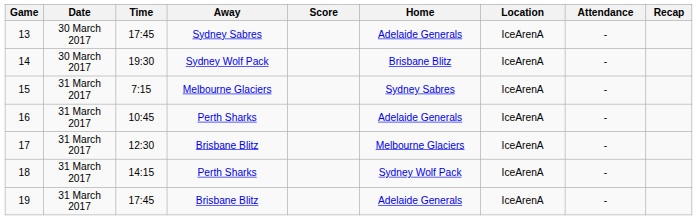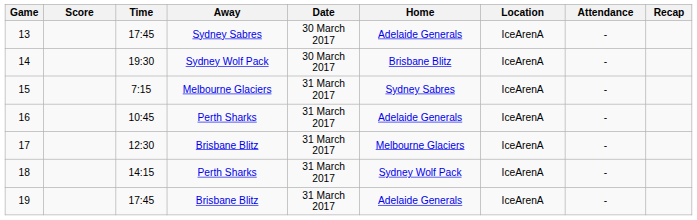columns swapped: (80, 12) <-> (324, 12)
